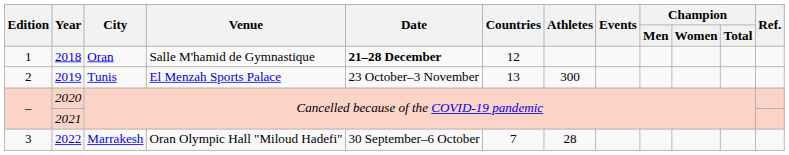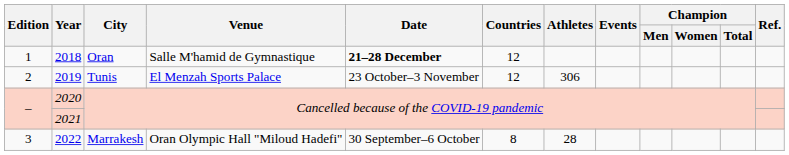(513, 77) 13 -> (513, 77) 12
(570, 77) 300 -> (570, 77) 306
(513, 139) 7 -> (513, 139) 8
